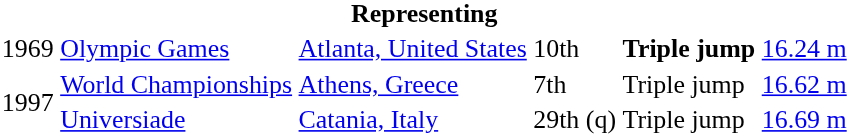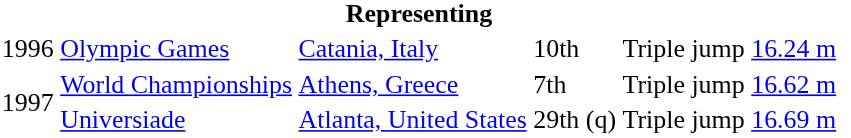(28, 48) 1969 -> (28, 48) 1996
(413, 48) Atlanta, United States -> (368, 48) Catania, Italy
(689, 48) bold -> (684, 48) normal
(368, 120) Catania, Italy -> (413, 120) Atlanta, United States
